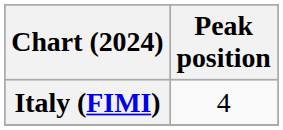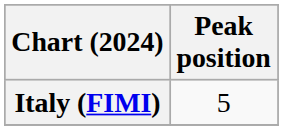(224, 102) 4 -> (224, 102) 5
